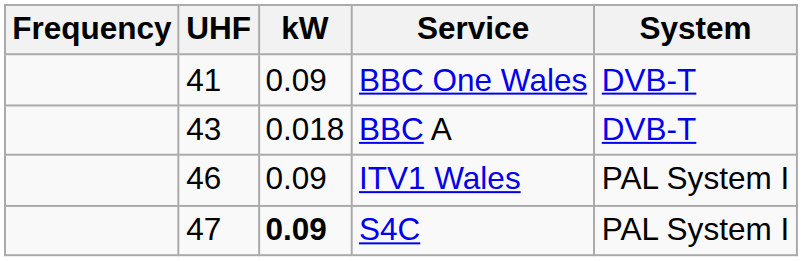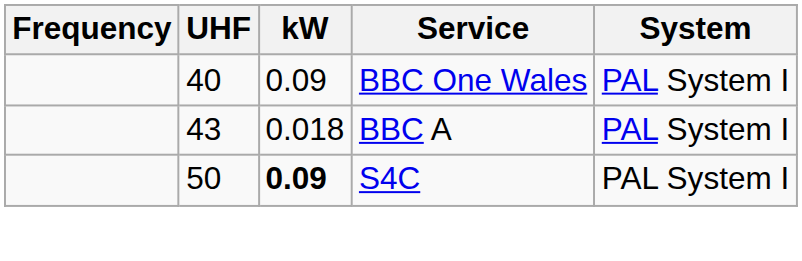(204, 79) 41 -> (204, 79) 40
(649, 79) DVB-T -> (696, 79) PAL System I
(649, 129) DVB-T -> (696, 129) PAL System I
- row: (440, 179)
(204, 229) 47 -> (204, 179) 50
